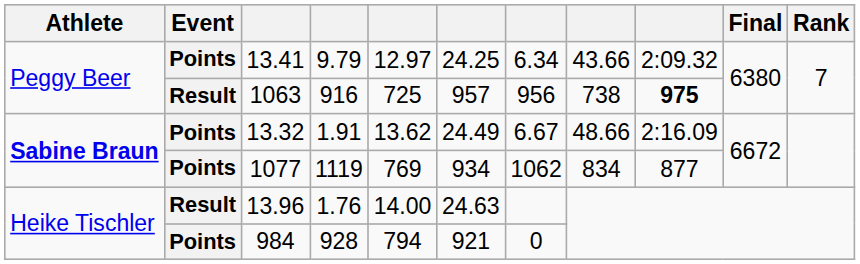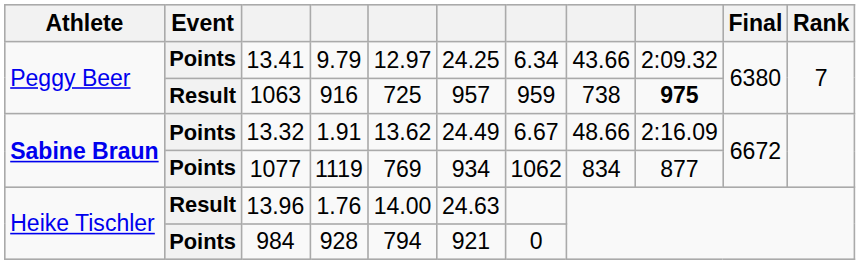(536, 96) 956 -> (536, 96) 959
